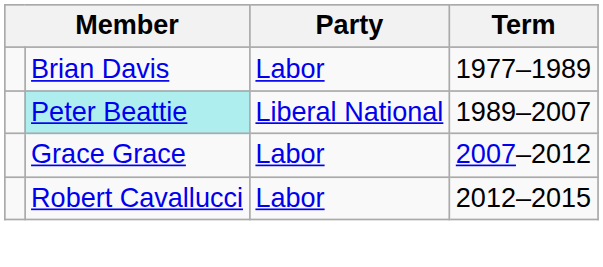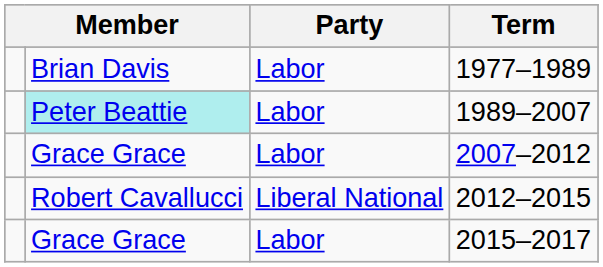(349, 111) Liberal National -> (290, 111) Labor
(290, 197) Labor -> (349, 197) Liberal National
+ row: (523, 240)
